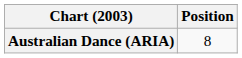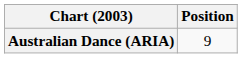(208, 40) 8 -> (208, 40) 9
